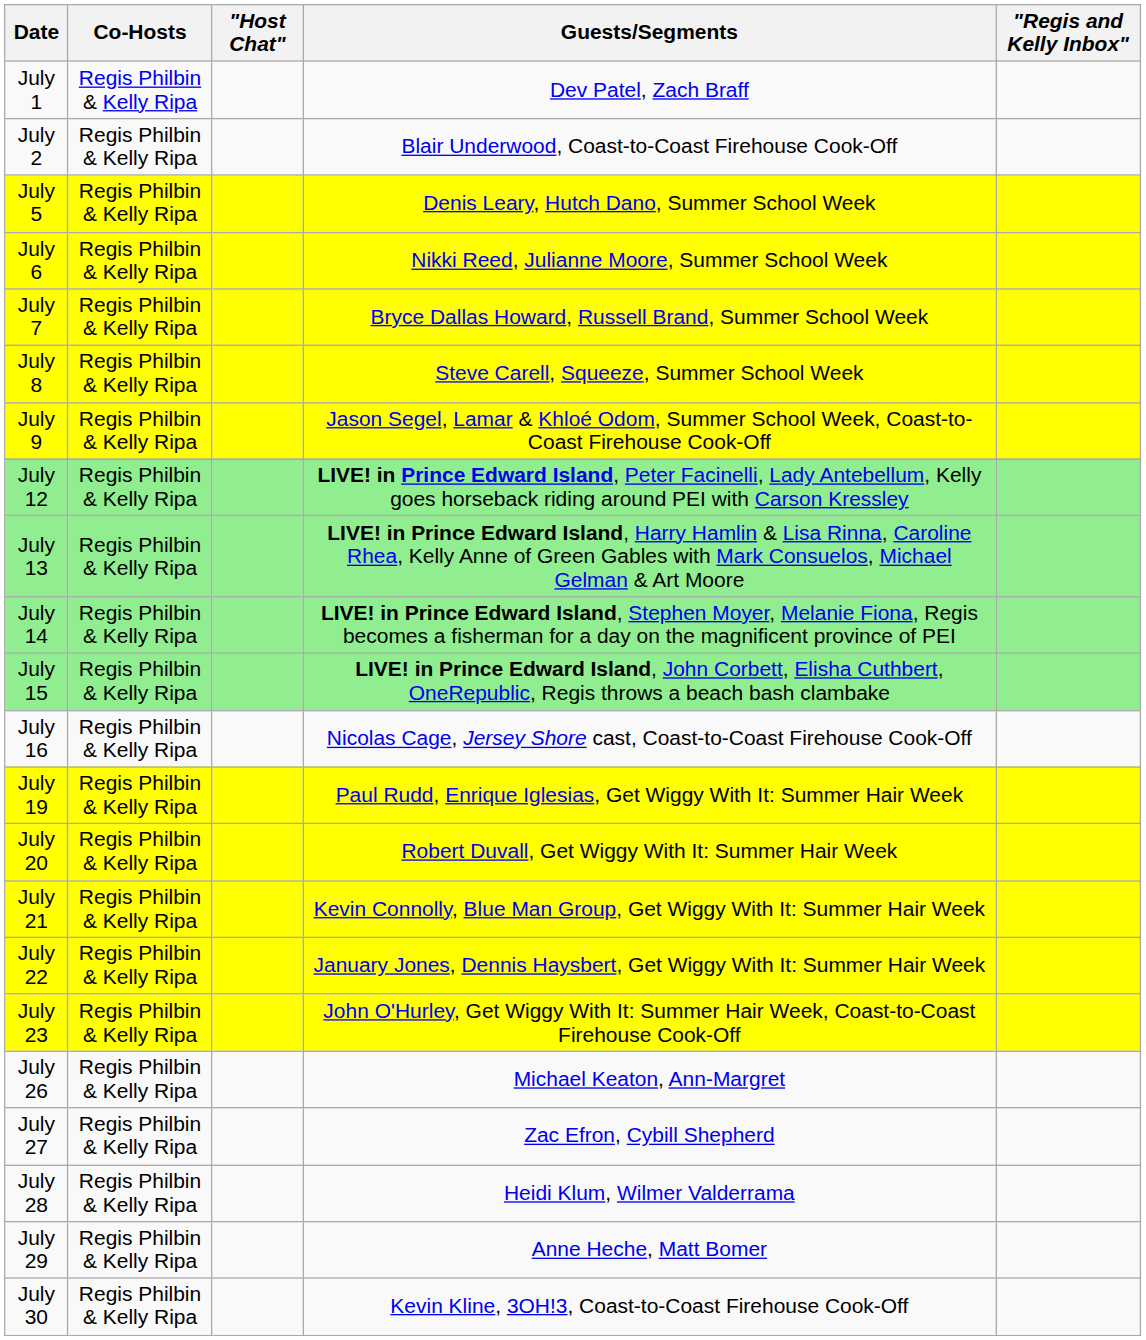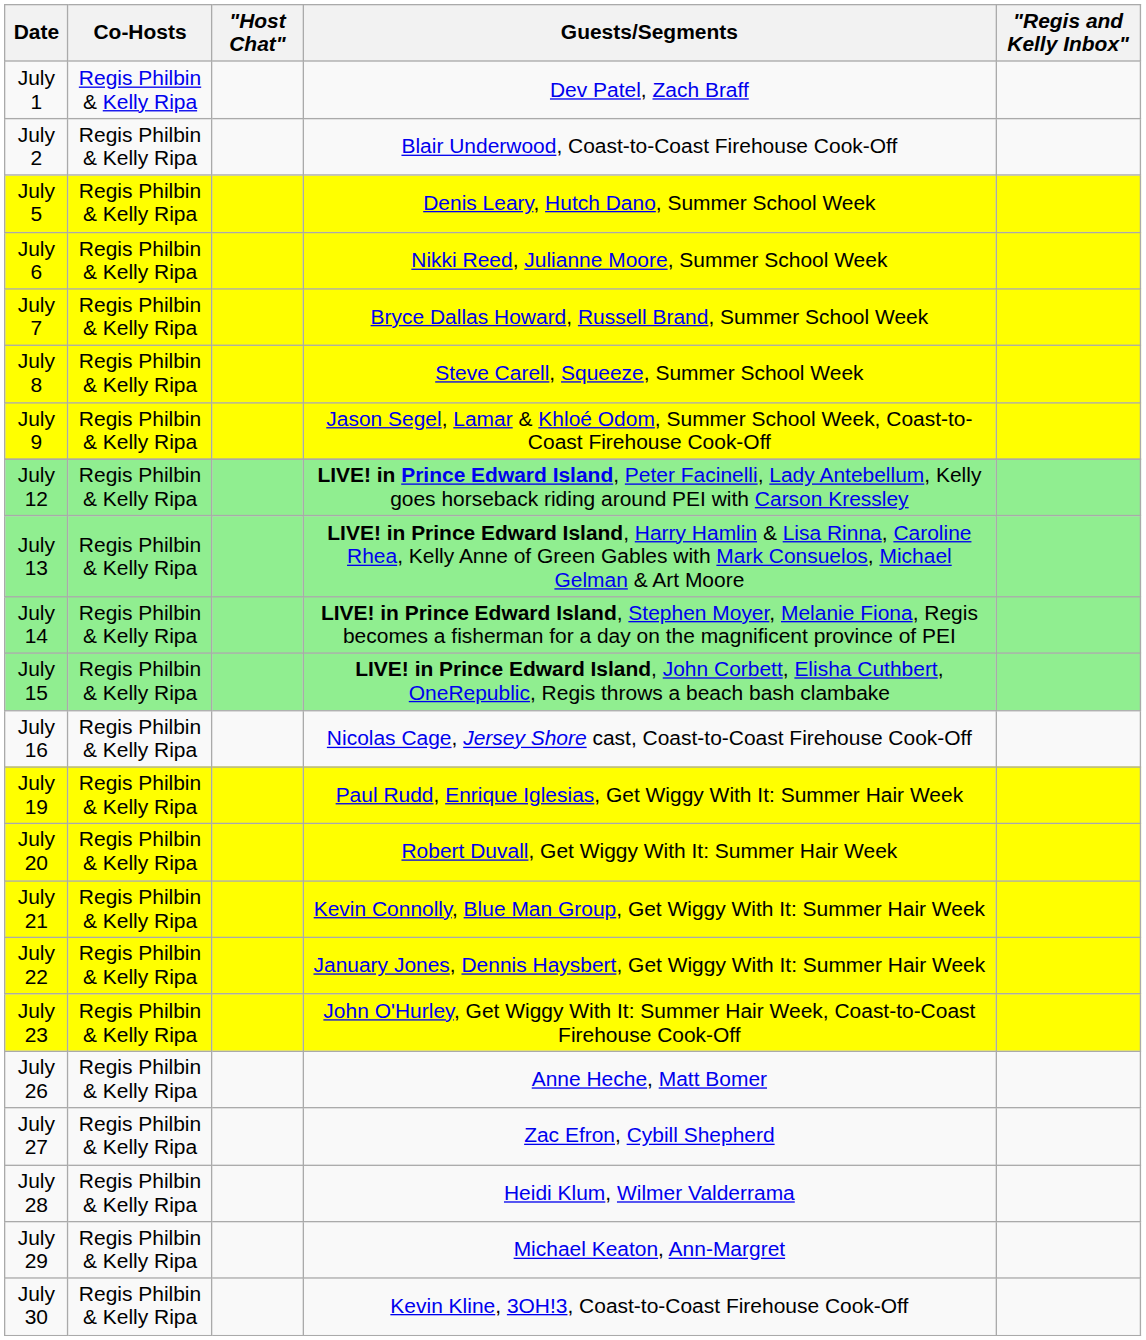(649, 1079) Michael Keaton, Ann-Margret -> (649, 1079) Anne Heche, Matt Bomer
(649, 1249) Anne Heche, Matt Bomer -> (649, 1249) Michael Keaton, Ann-Margret
